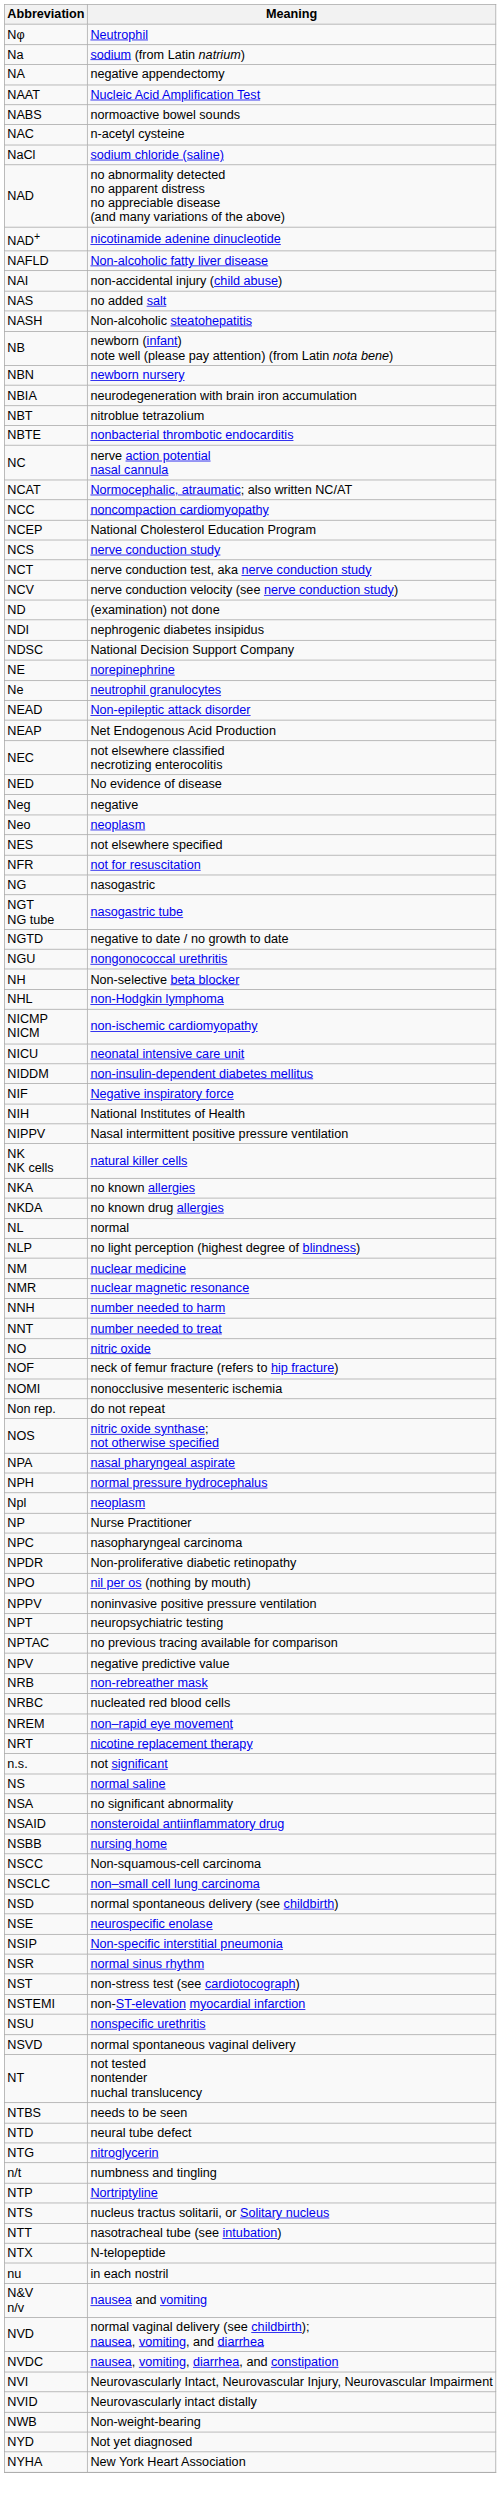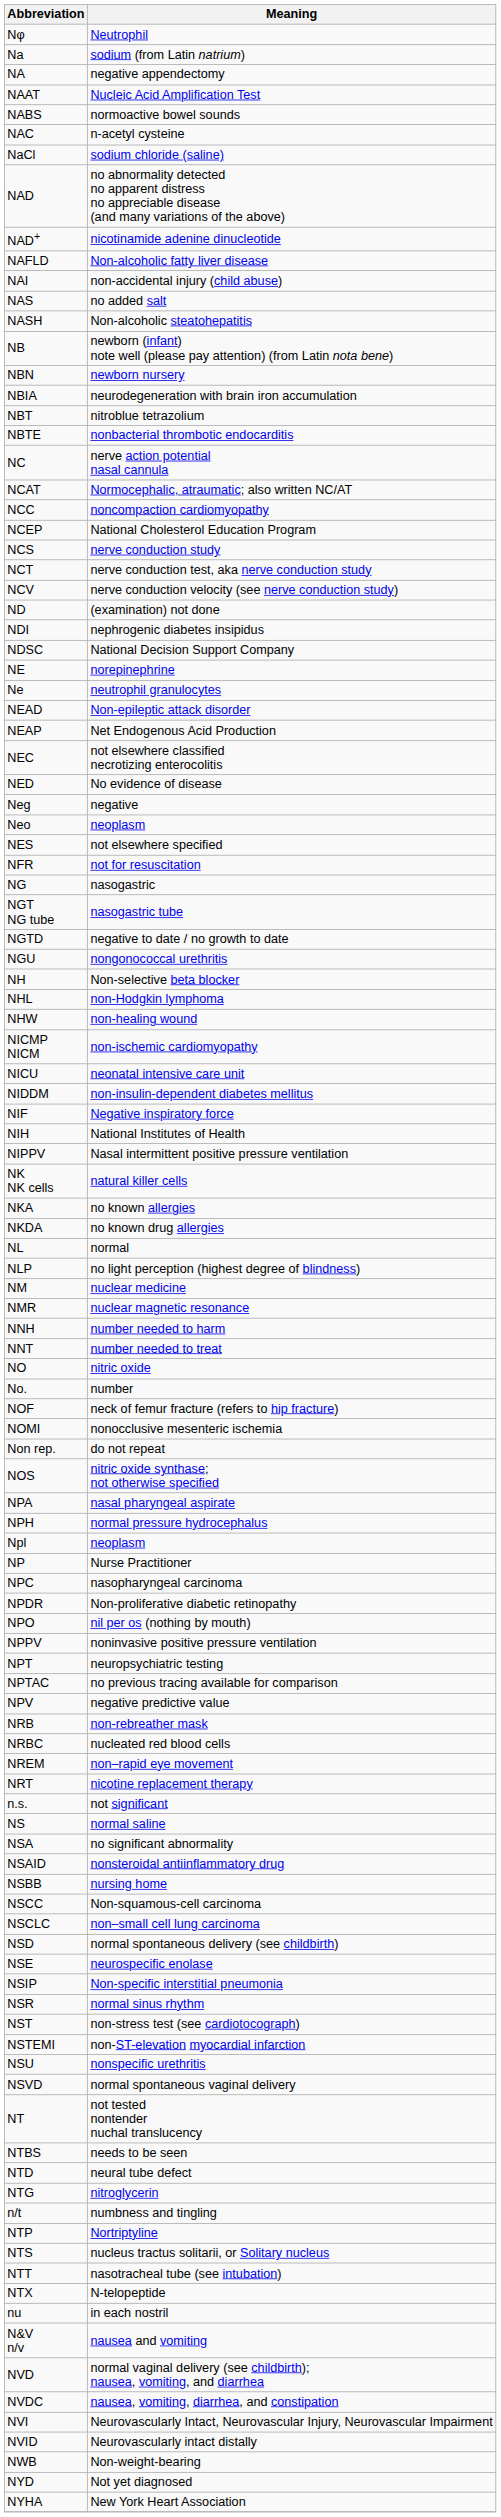+ row: (22, 1019)
+ row: (17, 1388)
